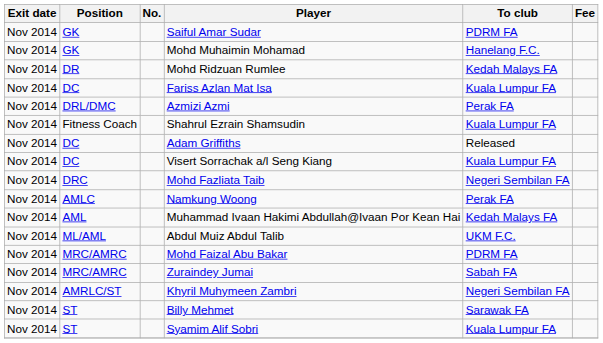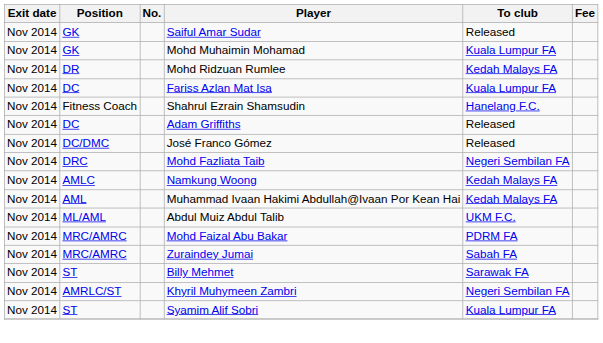(492, 32) PDRM FA -> (490, 32) Released
(503, 50) Hanelang F.C. -> (511, 50) Kuala Lumpur FA
- row: (198, 106)
(511, 124) Kuala Lumpur FA -> (503, 106) Hanelang F.C.
+ row: (219, 143)
- row: (249, 161)
(490, 198) Perak FA -> (511, 180) Kedah Malays FA
rows swapped: (200, 310) <-> (232, 291)
